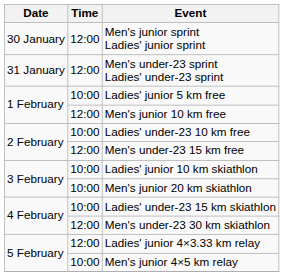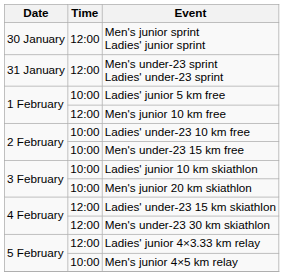(85, 151) 12:00 -> (85, 151) 10:00
(85, 206) 10:00 -> (85, 206) 12:00
